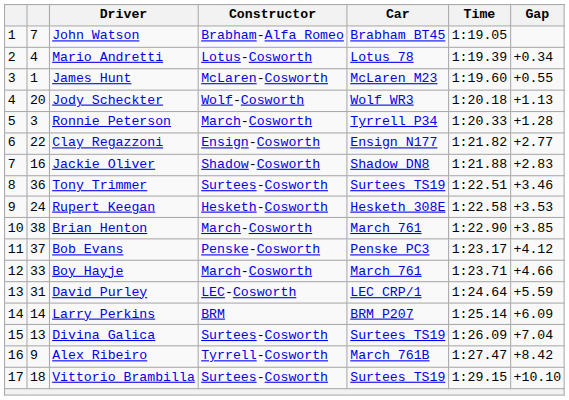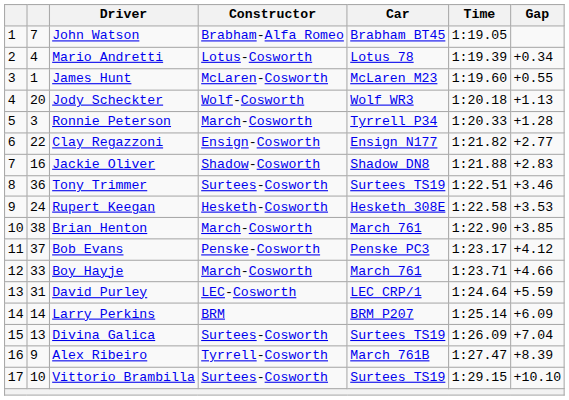(533, 357) +8.42 -> (533, 357) +8.39
(38, 378) 18 -> (38, 378) 10
